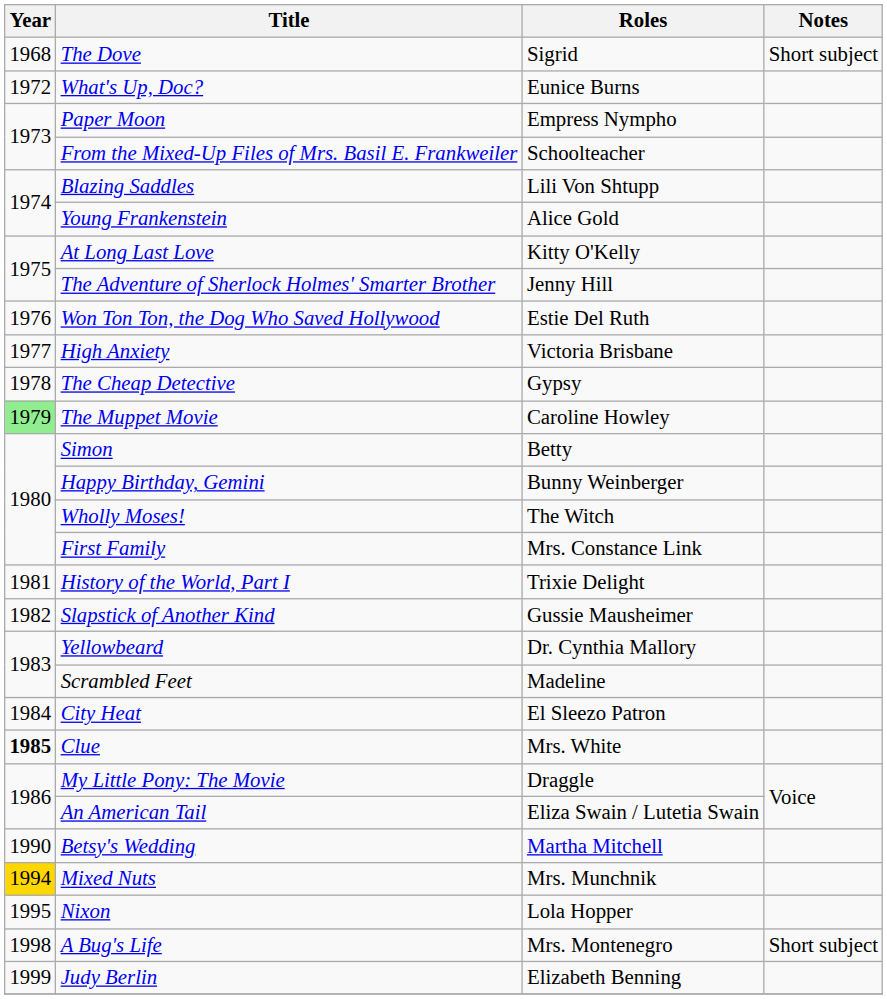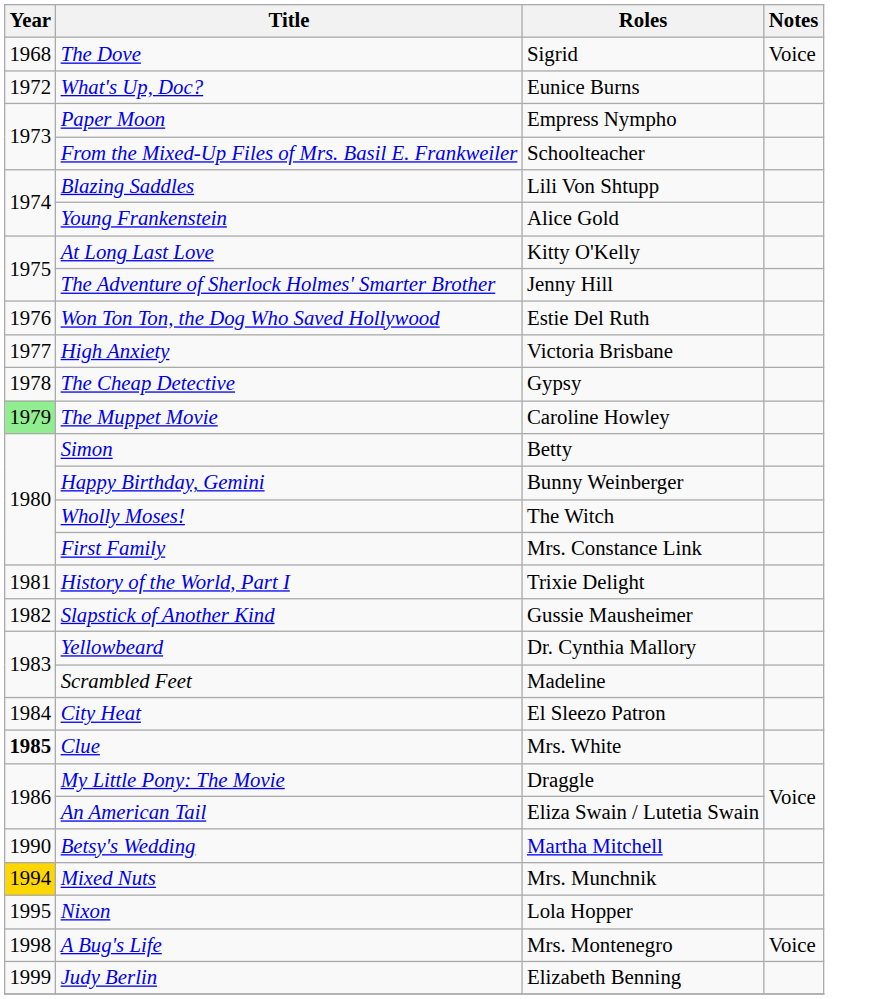(823, 53) Short subject -> (792, 53) Voice
(823, 944) Short subject -> (792, 944) Voice
